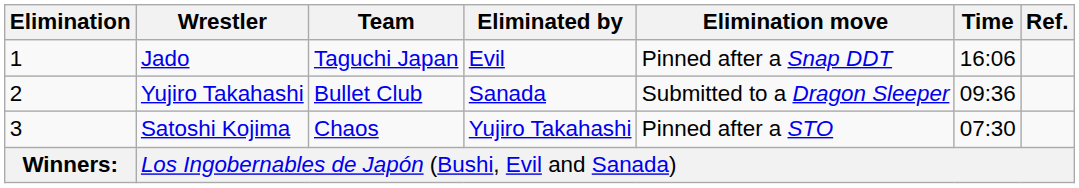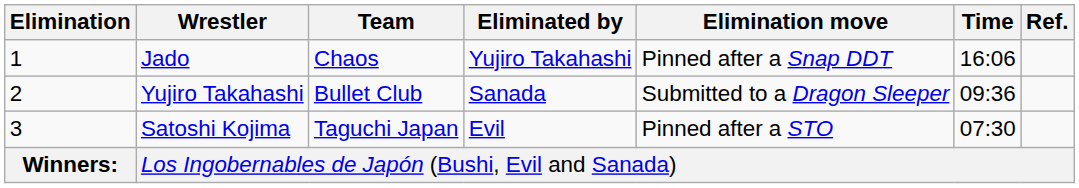(386, 57) Taguchi Japan -> (346, 57) Chaos
(487, 57) Evil -> (550, 57) Yujiro Takahashi
(346, 128) Chaos -> (386, 128) Taguchi Japan
(550, 128) Yujiro Takahashi -> (487, 128) Evil
